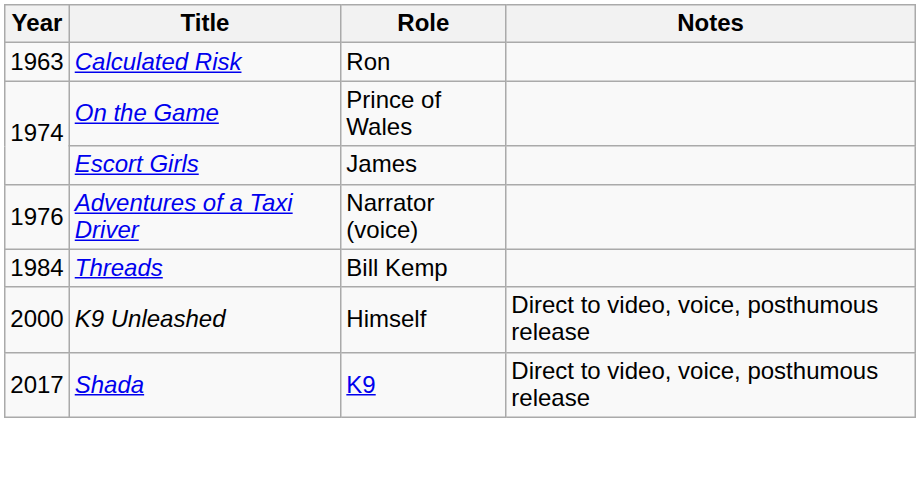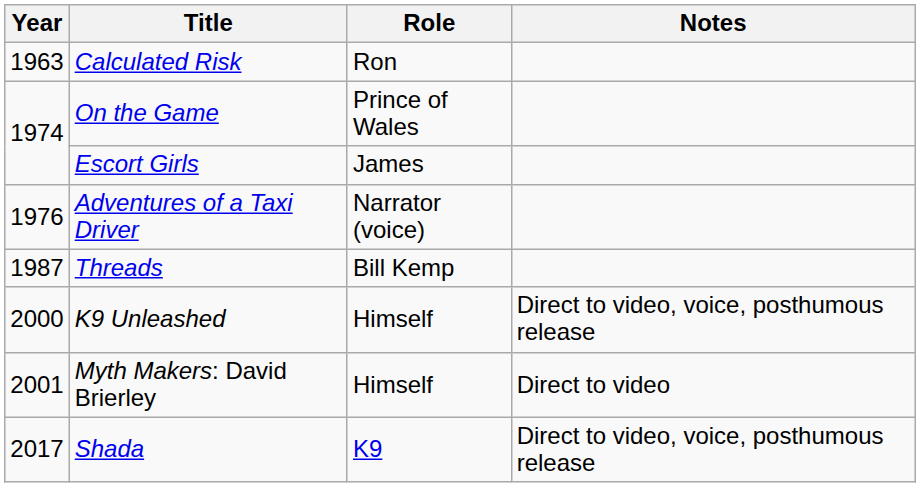(37, 267) 1984 -> (37, 267) 1987
+ row: (181, 384)
